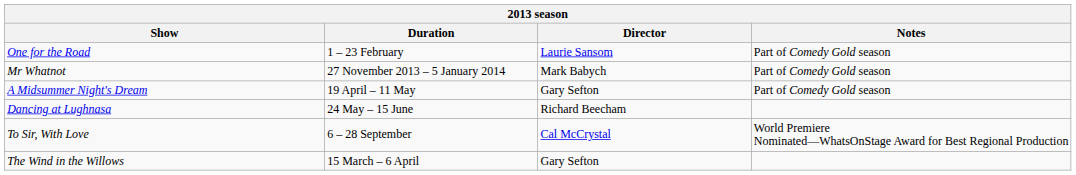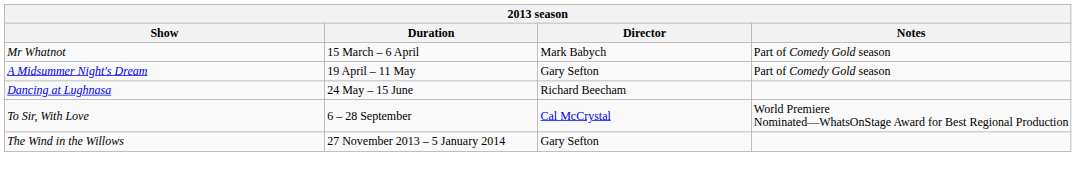- row: (49, 52)
(416, 71) 27 November 2013 – 5 January 2014 -> (373, 52) 15 March – 6 April
(373, 160) 15 March – 6 April -> (416, 141) 27 November 2013 – 5 January 2014
